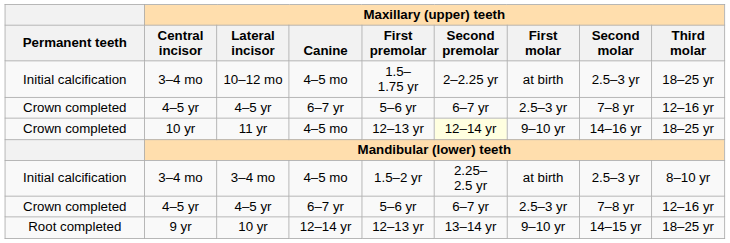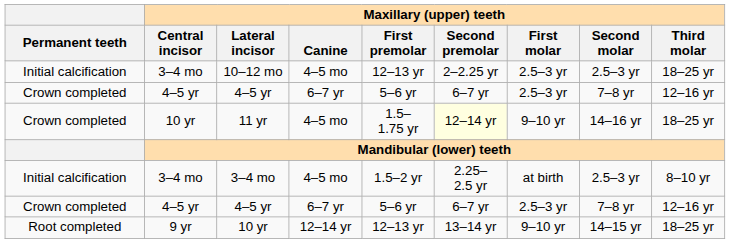(398, 79) 1.5–1.75 yr -> (398, 71) 12–13 yr
(543, 79) at birth -> (543, 71) 2.5–3 yr
(398, 128) 12–13 yr -> (398, 121) 1.5–1.75 yr
